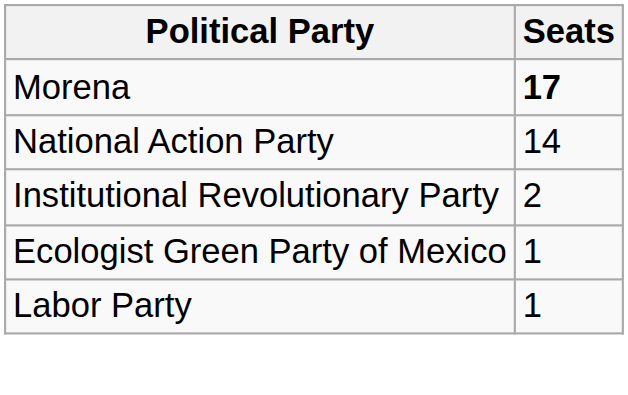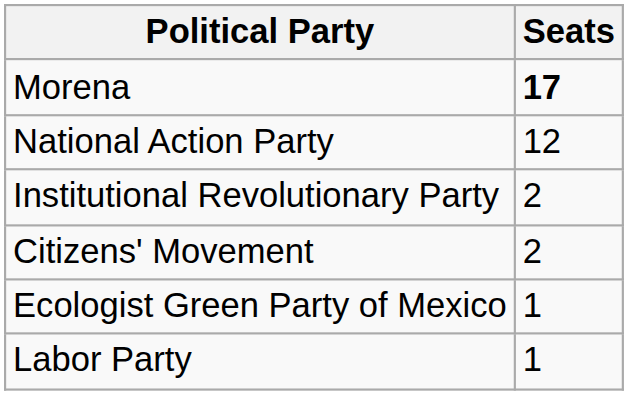(542, 141) 14 -> (542, 141) 12
+ row: (163, 251)
